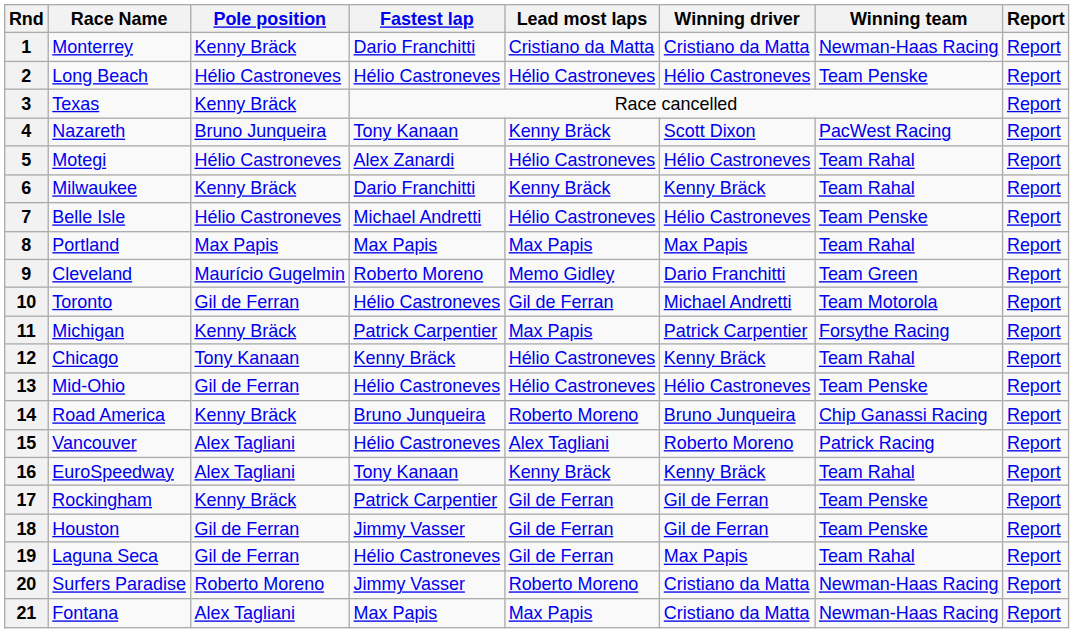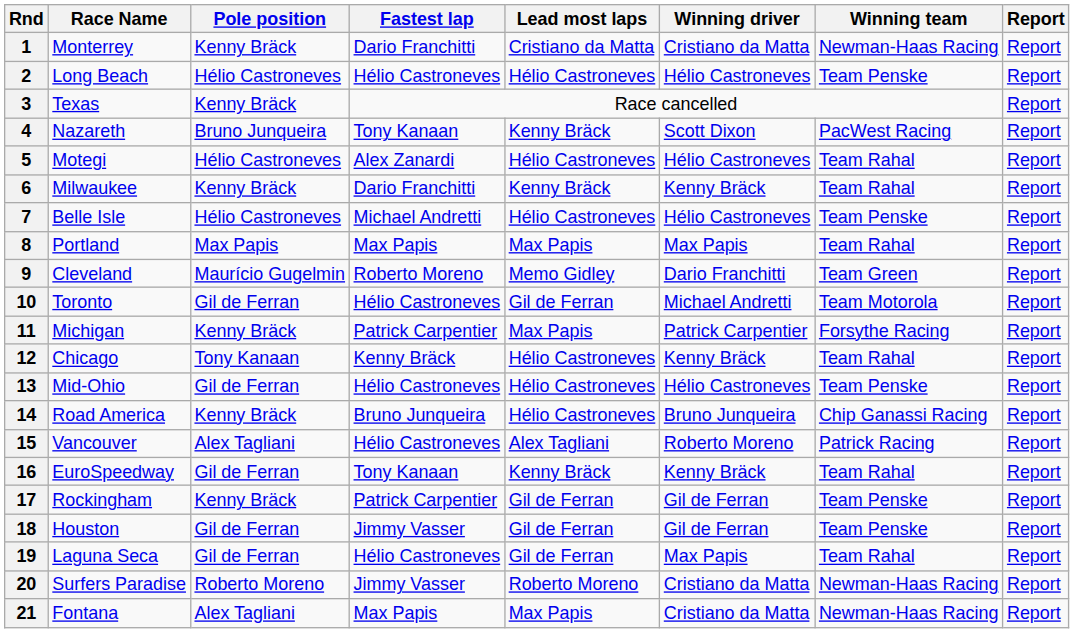(574, 415) Roberto Moreno -> (582, 415) Hélio Castroneves
(245, 471) Alex Tagliani -> (247, 471) Gil de Ferran
